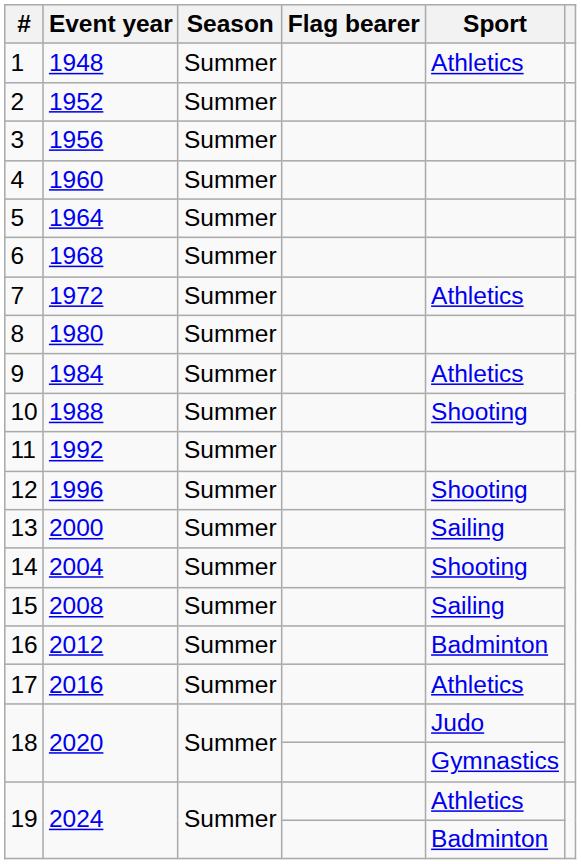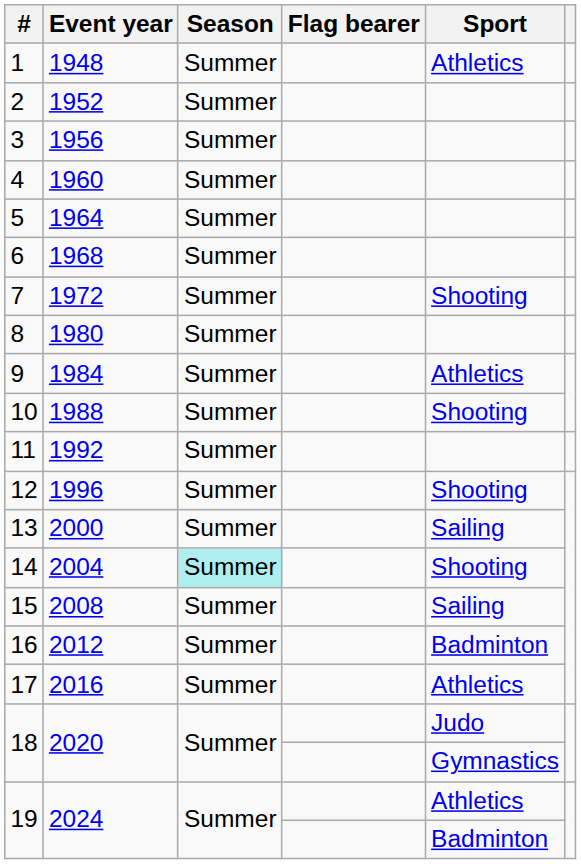(477, 295) Athletics -> (479, 295) Shooting
(230, 567) no background -> (230, 567) paleturquoise background
